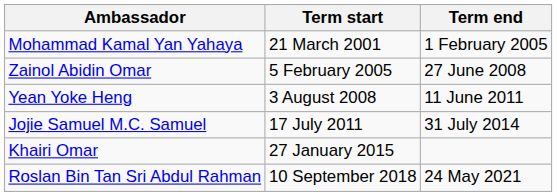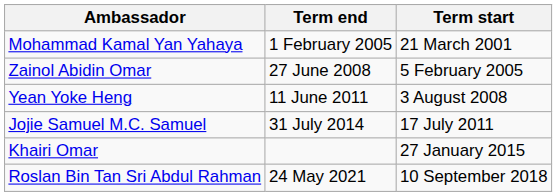columns swapped: (343, 17) <-> (486, 17)
